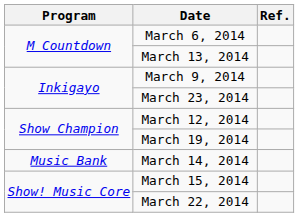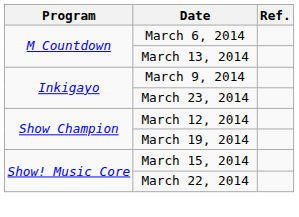- row: (195, 160)
